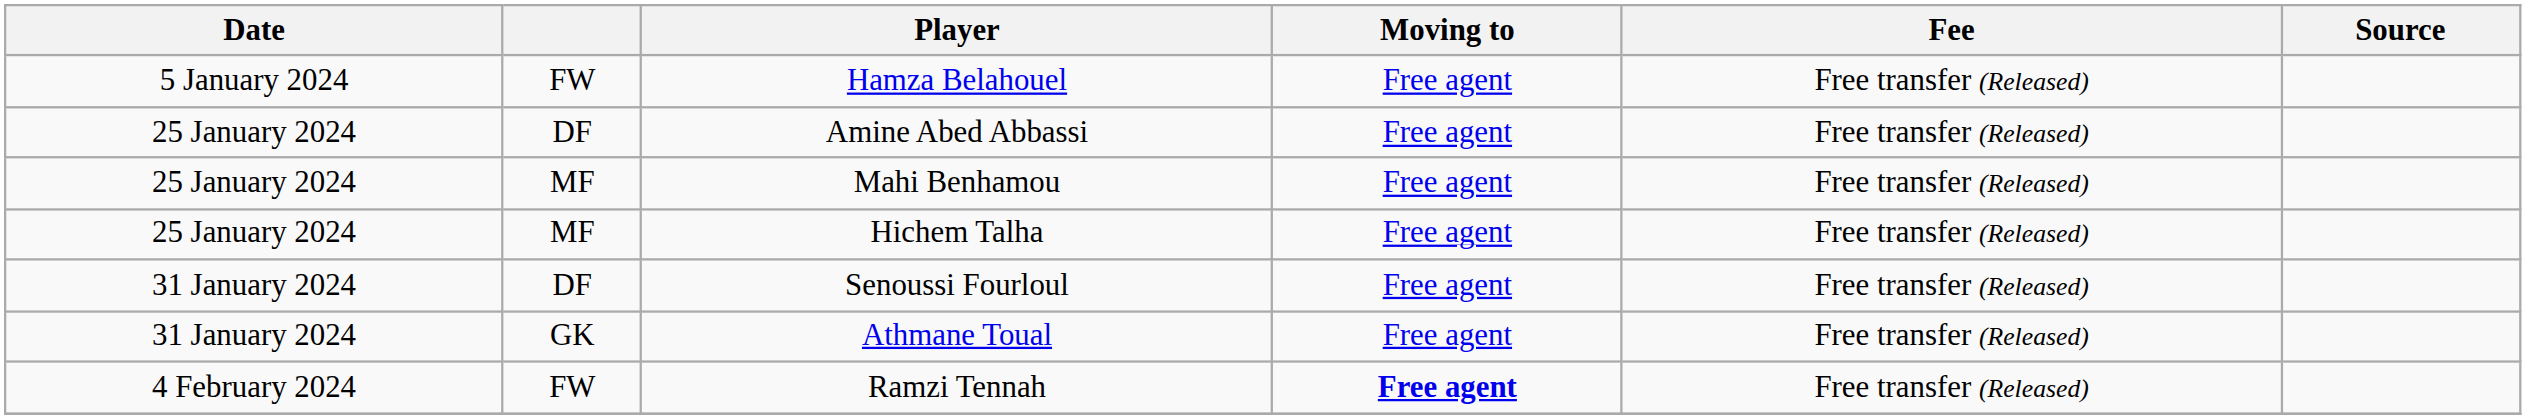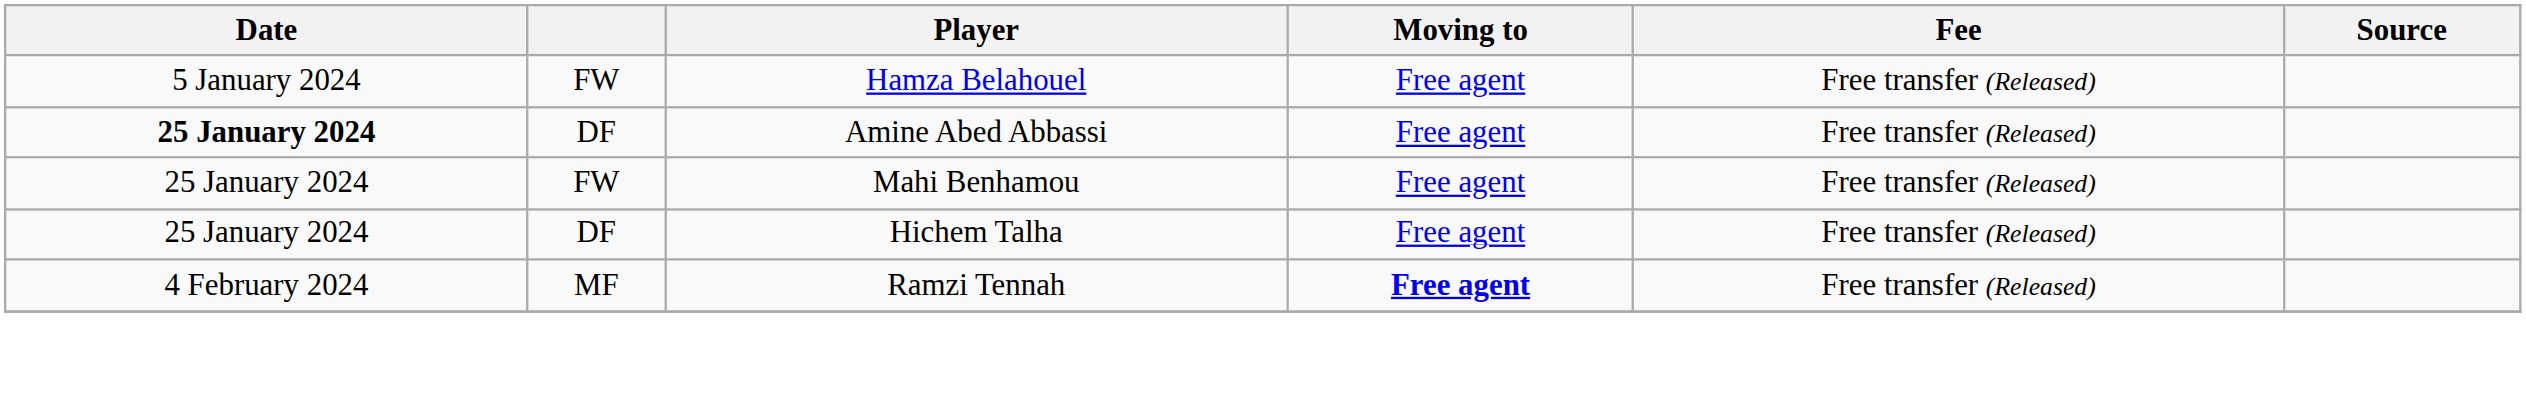(254, 131) normal -> (266, 131) bold
(572, 182) MF -> (596, 182) FW
(572, 233) MF -> (596, 233) DF
- row: (957, 284)
- row: (957, 335)
(572, 386) FW -> (596, 284) MF
